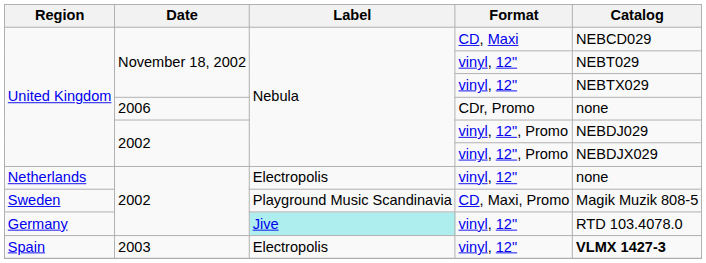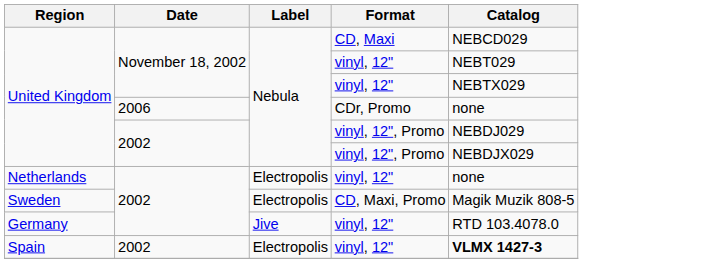(352, 200) Playground Music Scandinavia -> (290, 200) Electropolis
(266, 223) paleturquoise background -> (266, 223) no background
(134, 246) 2003 -> (134, 246) 2002
